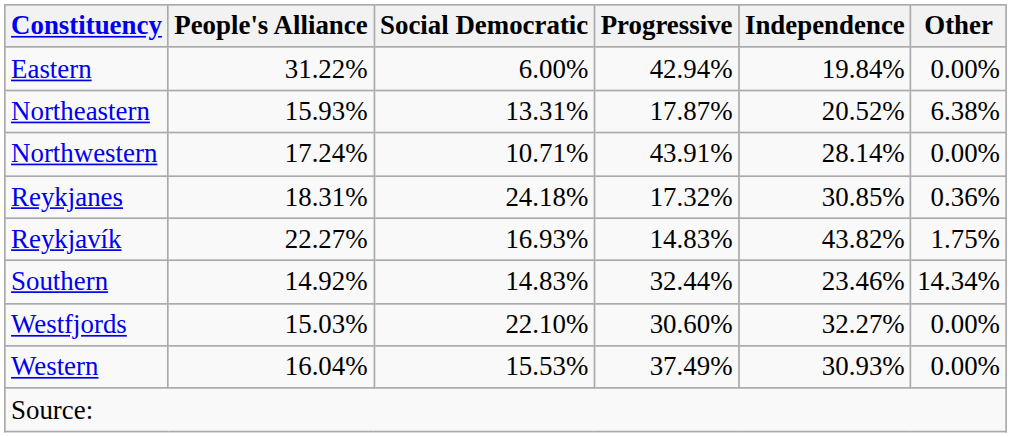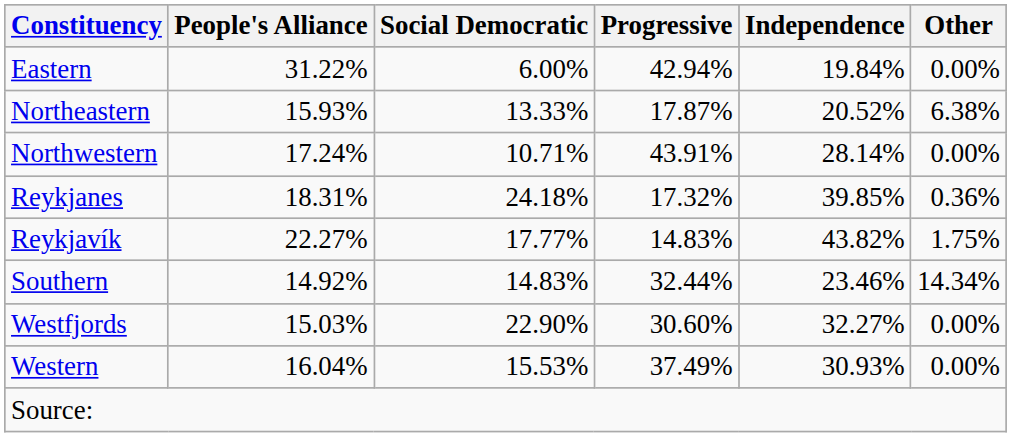(547, 111) 13.31% -> (547, 111) 13.33%
(863, 196) 30.85% -> (863, 196) 39.85%
(547, 238) 16.93% -> (547, 238) 17.77%
(547, 324) 22.10% -> (547, 324) 22.90%
